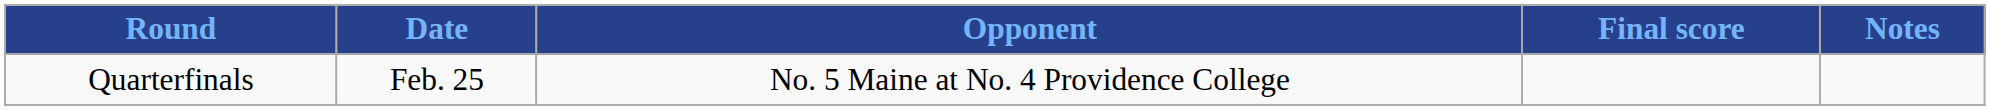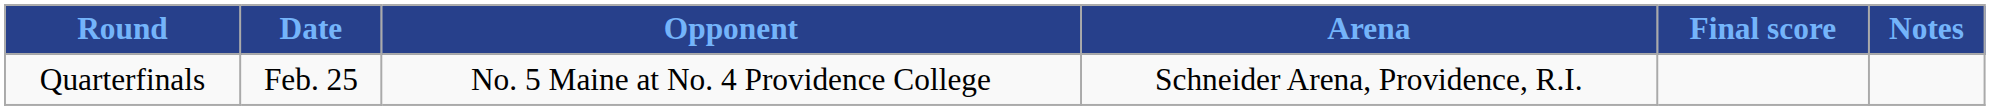+ column: (1369, 29)
